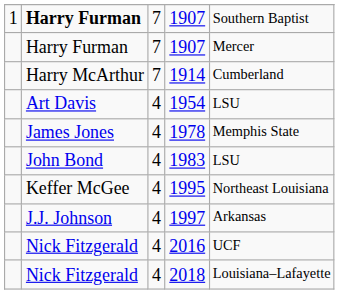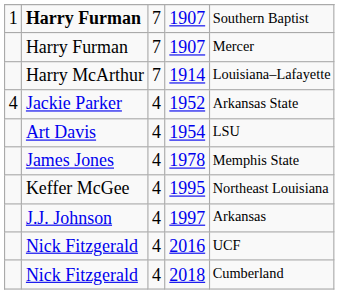(248, 75) Cumberland -> (272, 75) Louisiana–Lafayette
+ row: (13, 103)
- row: (13, 161)
(272, 274) Louisiana–Lafayette -> (248, 274) Cumberland
